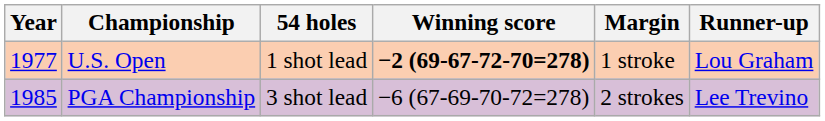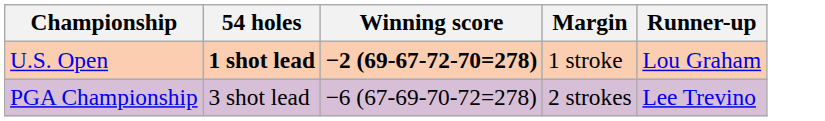- column: (33, 23)
(317, 60) normal -> (262, 60) bold
